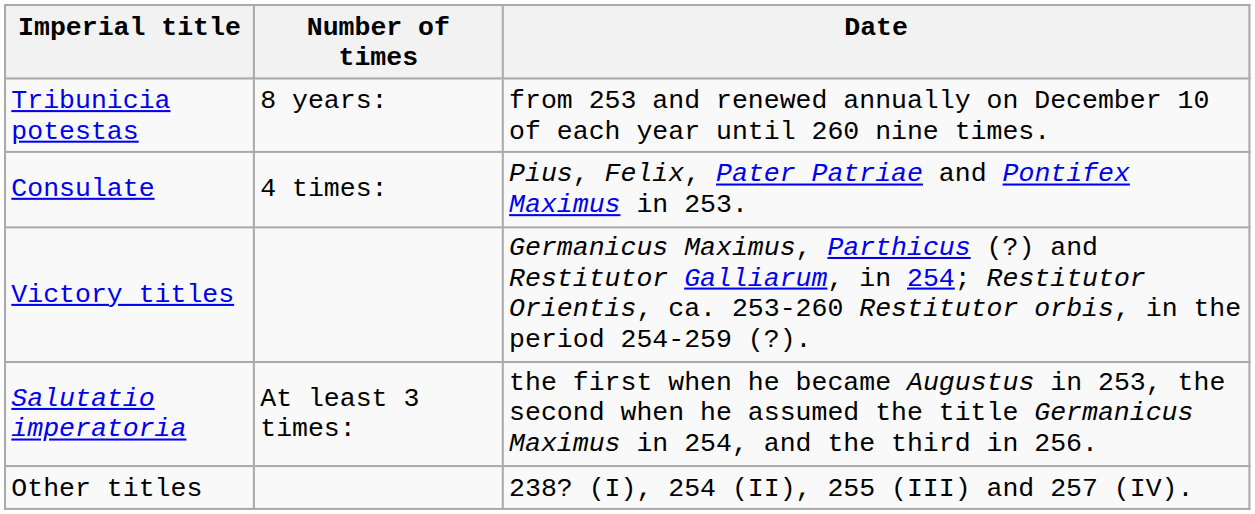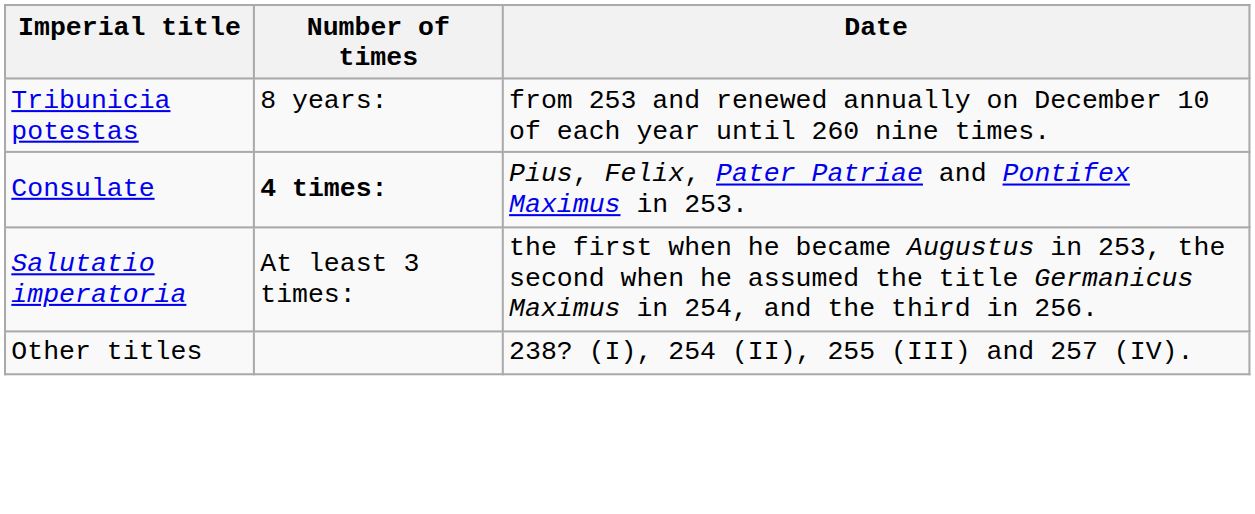(324, 190) normal -> (324, 190) bold
- row: (123, 294)
